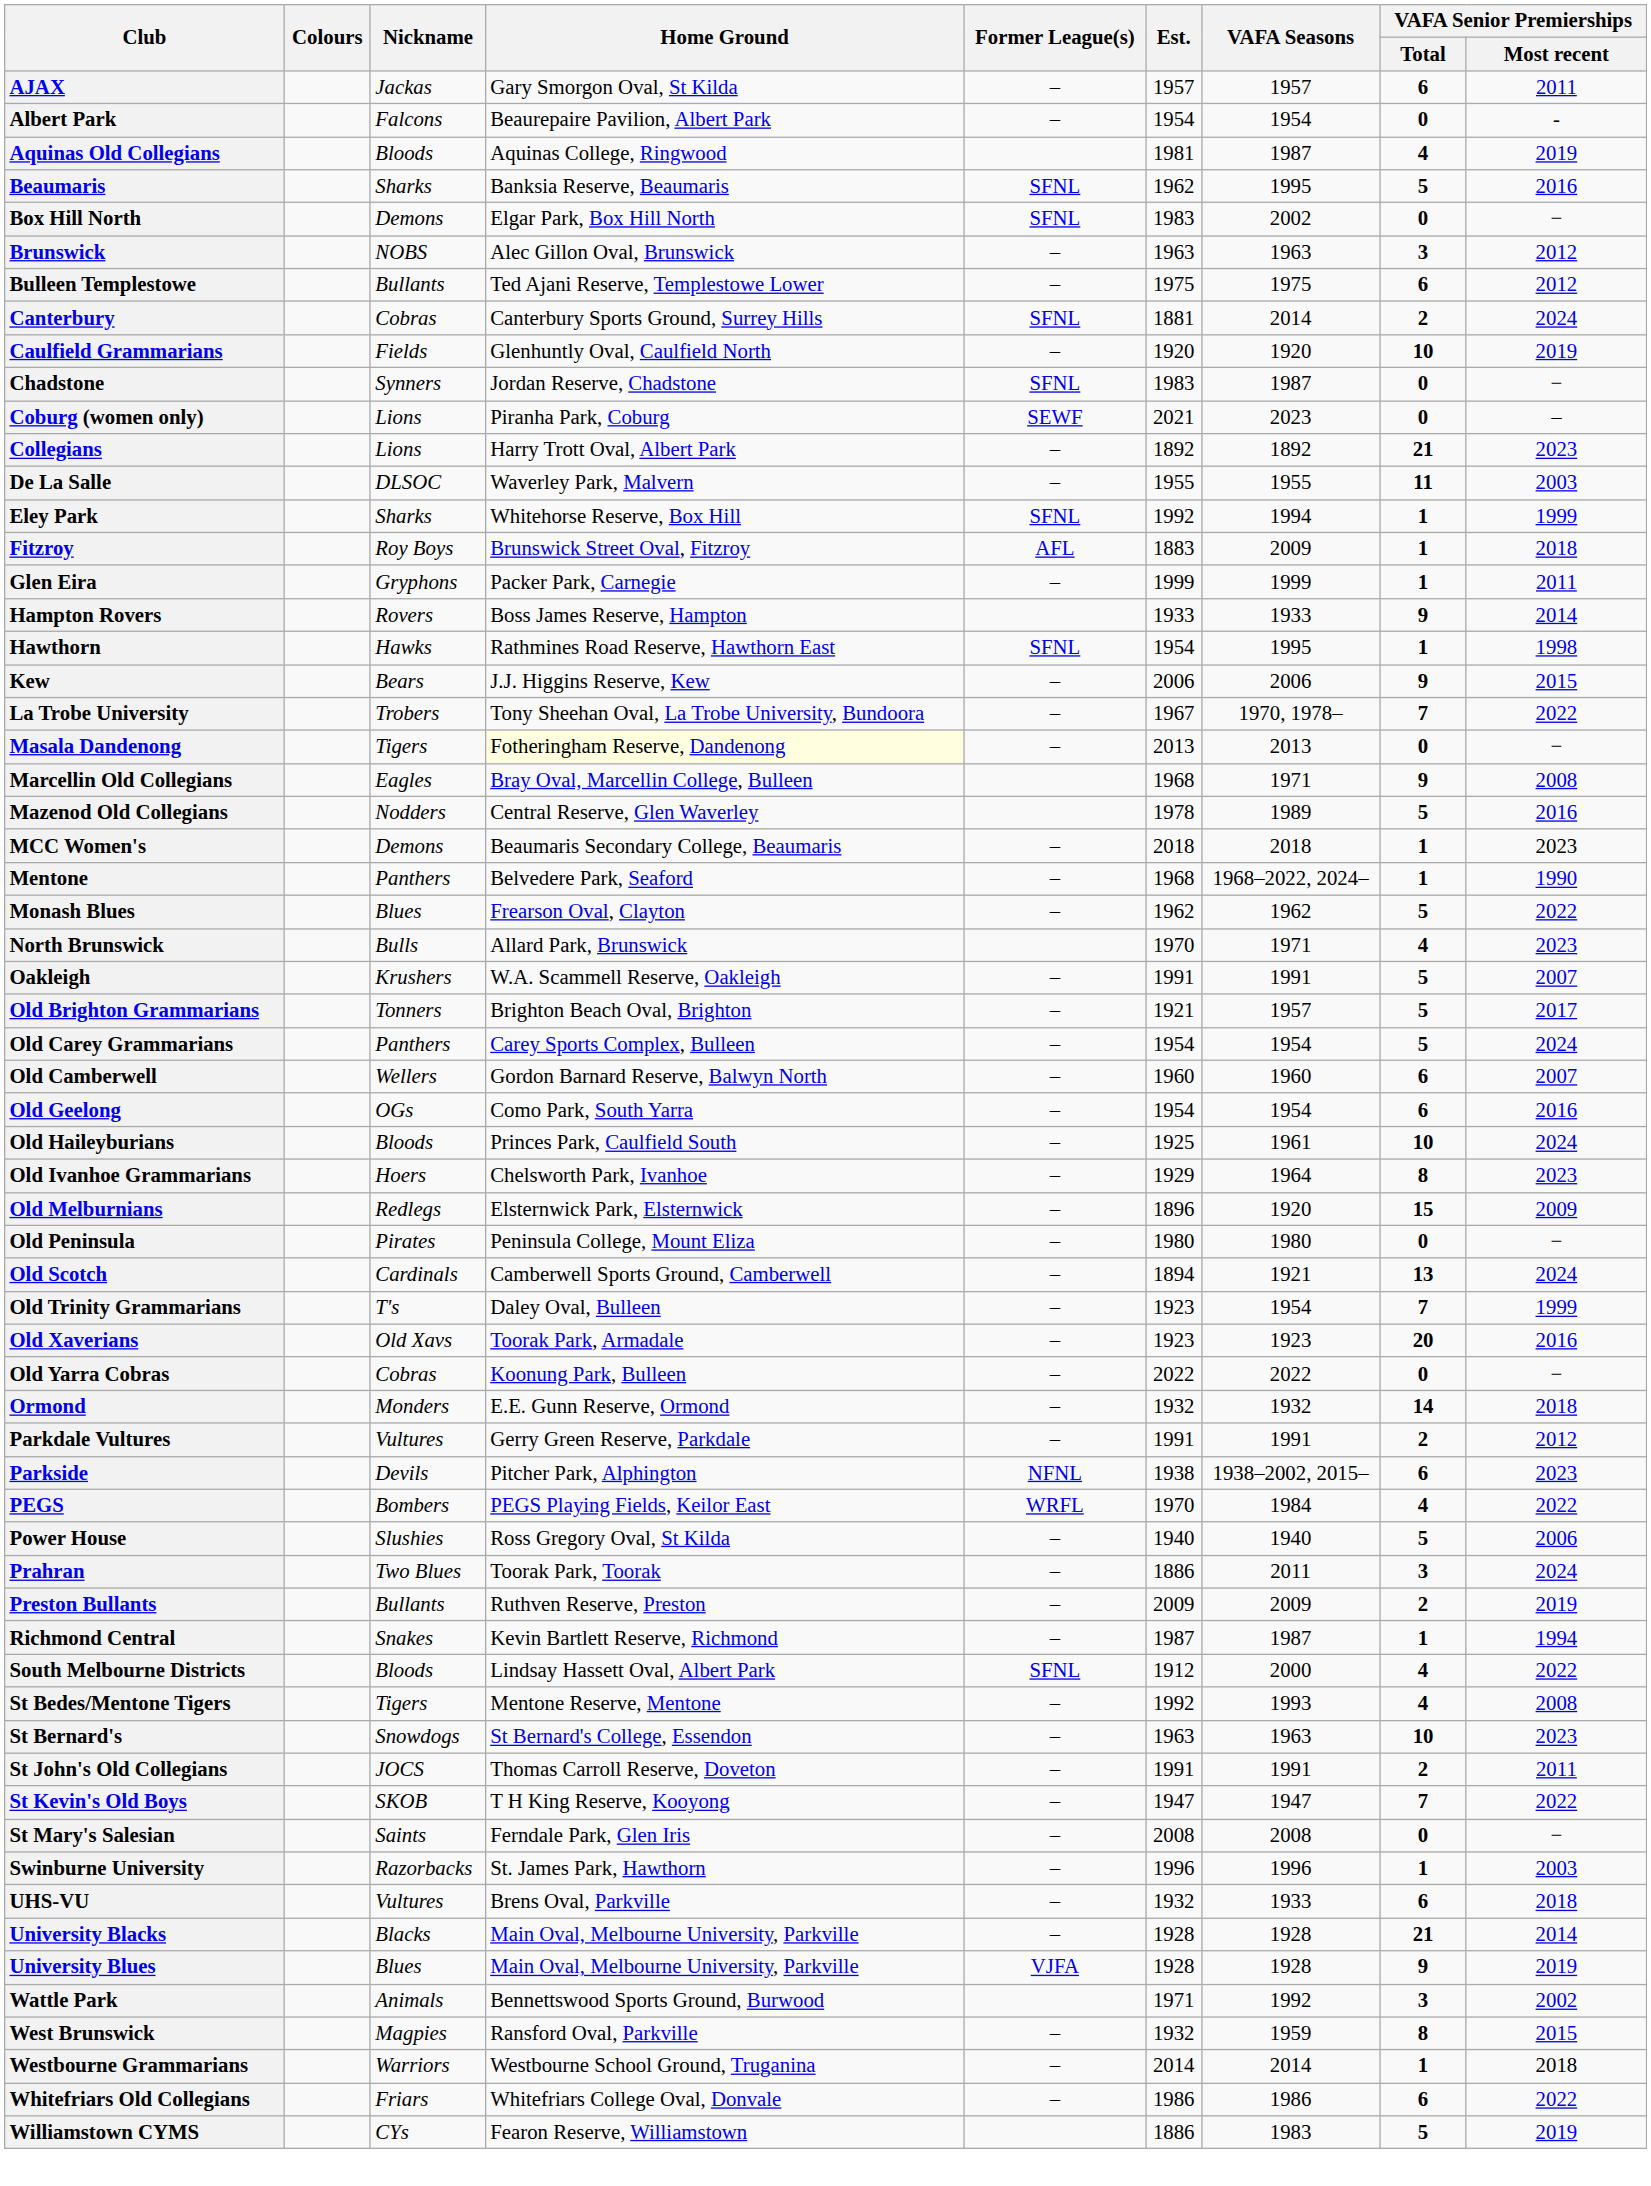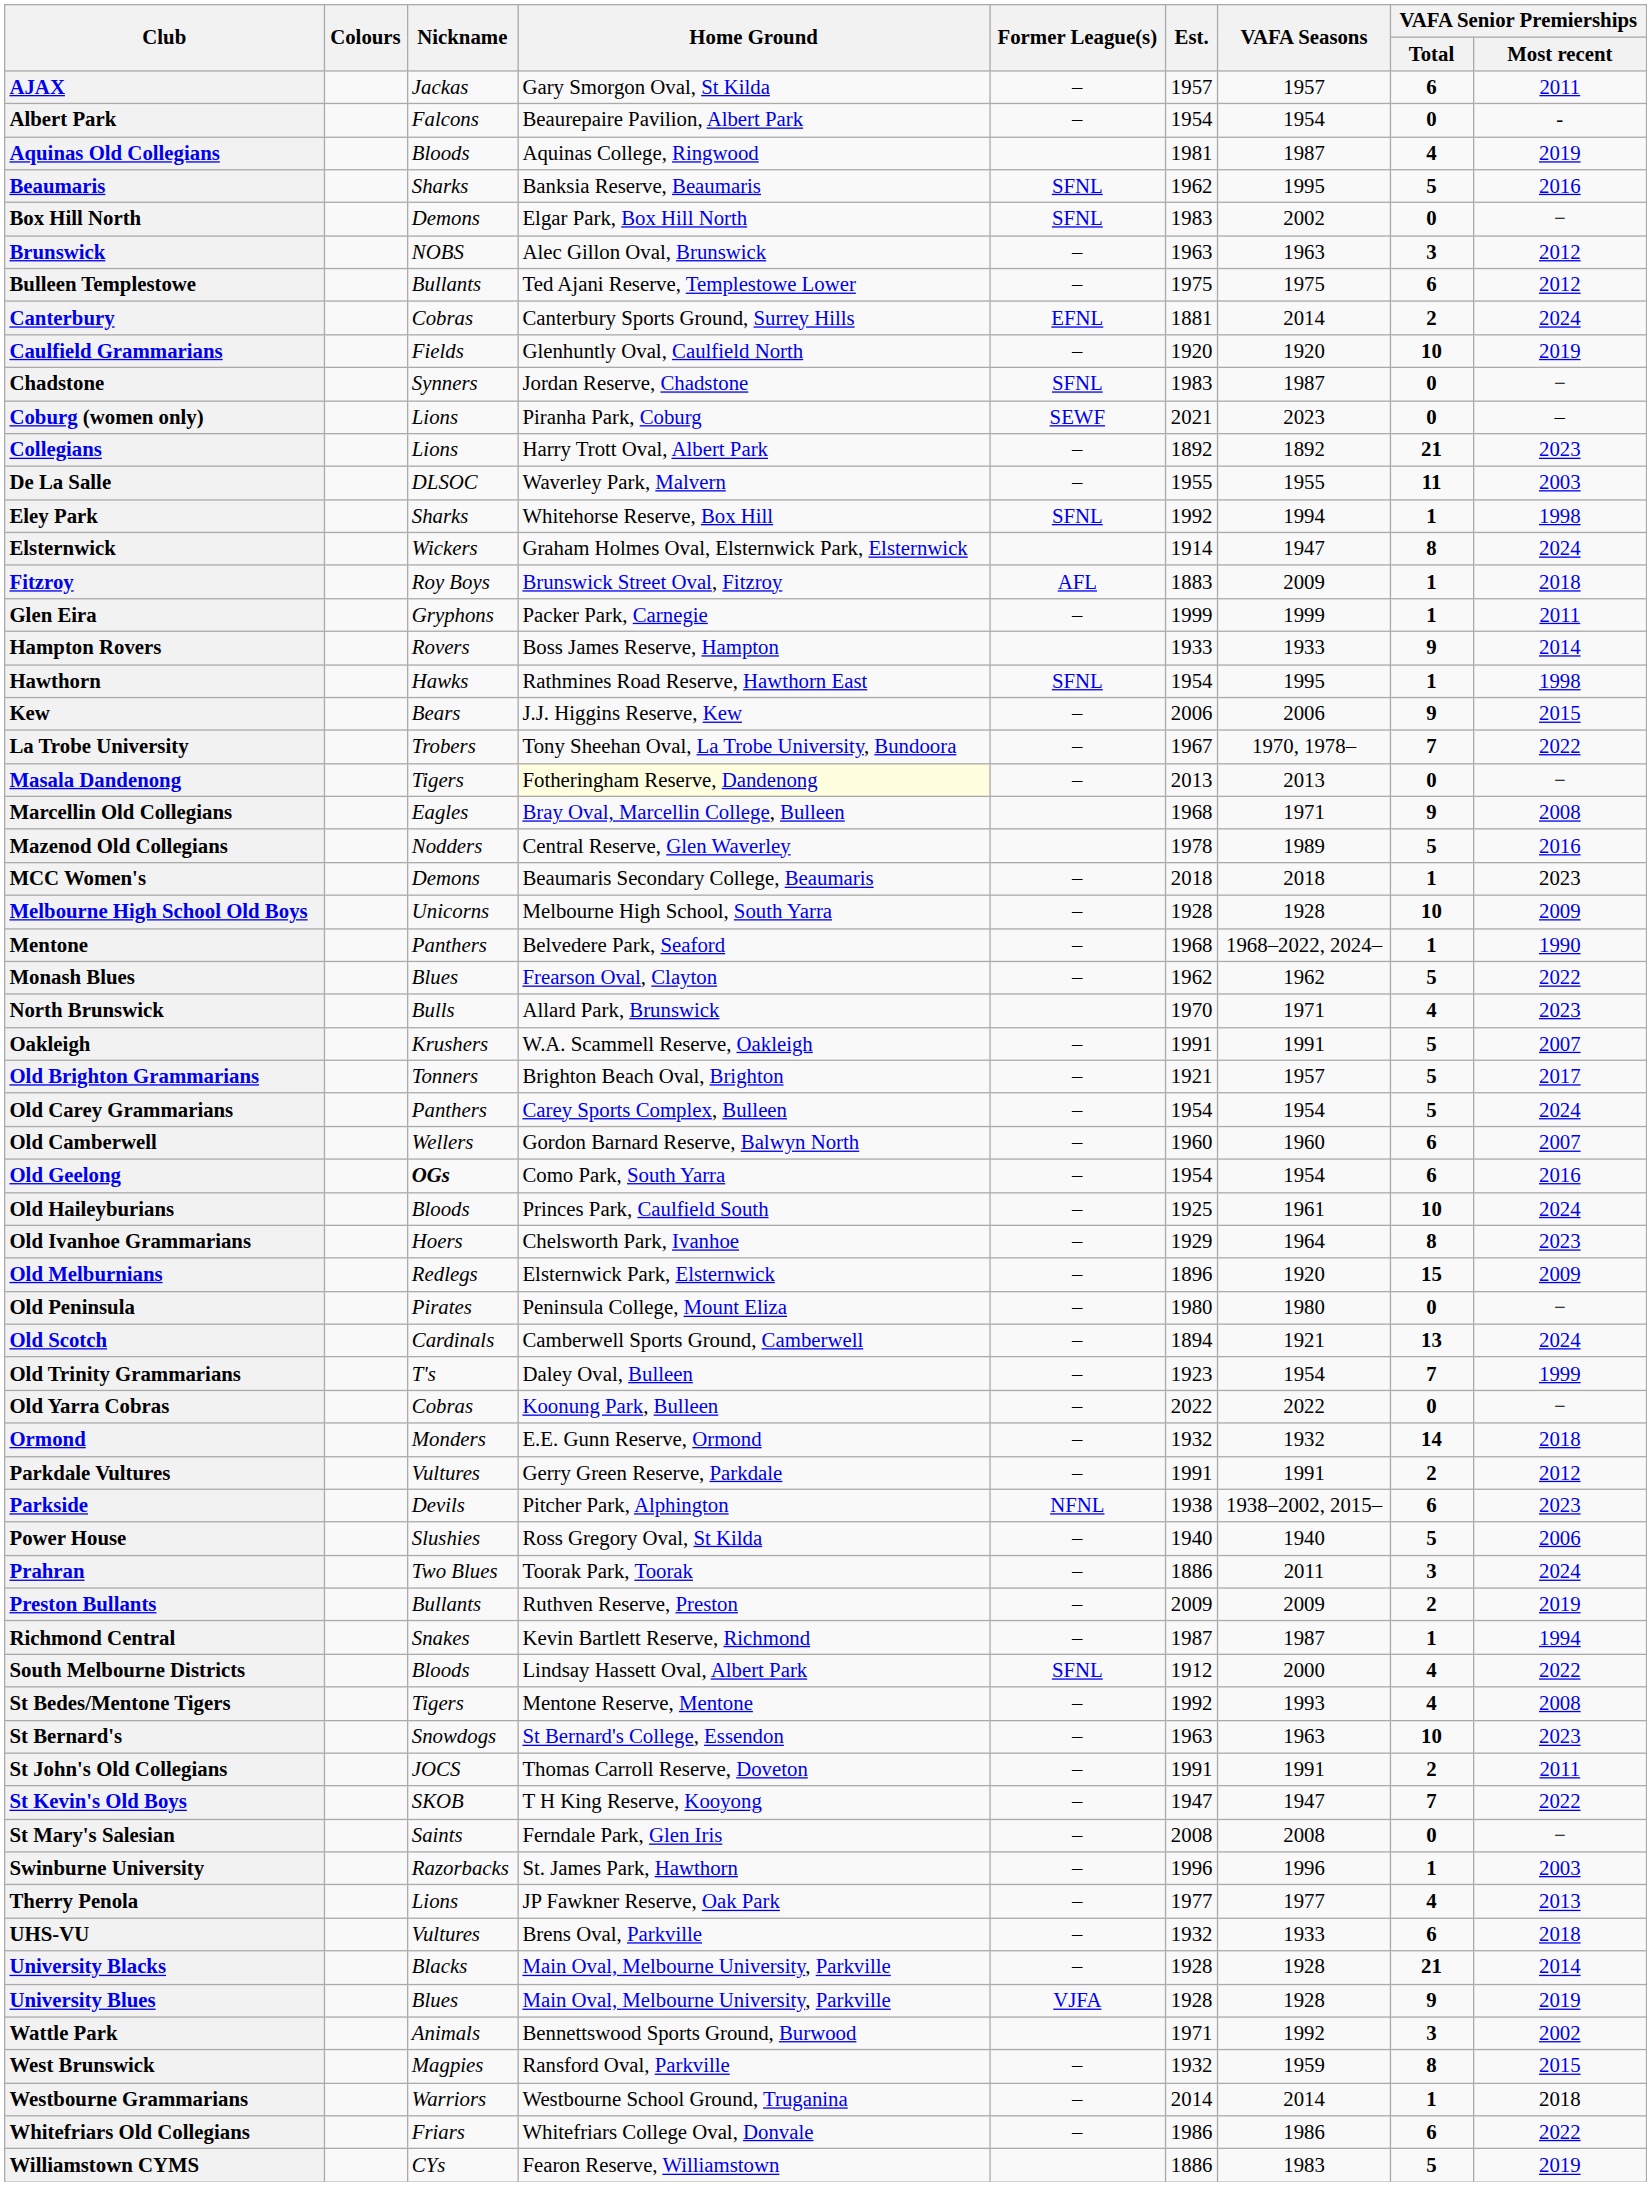(1055, 317) SFNL -> (1077, 317) EFNL
(1556, 515) 1999 -> (1560, 515) 1998
+ row: (63, 548)
+ row: (159, 911)
(394, 1109) normal -> (431, 1175) bold
- row: (74, 1340)
- row: (37, 1505)
+ row: (74, 1901)
